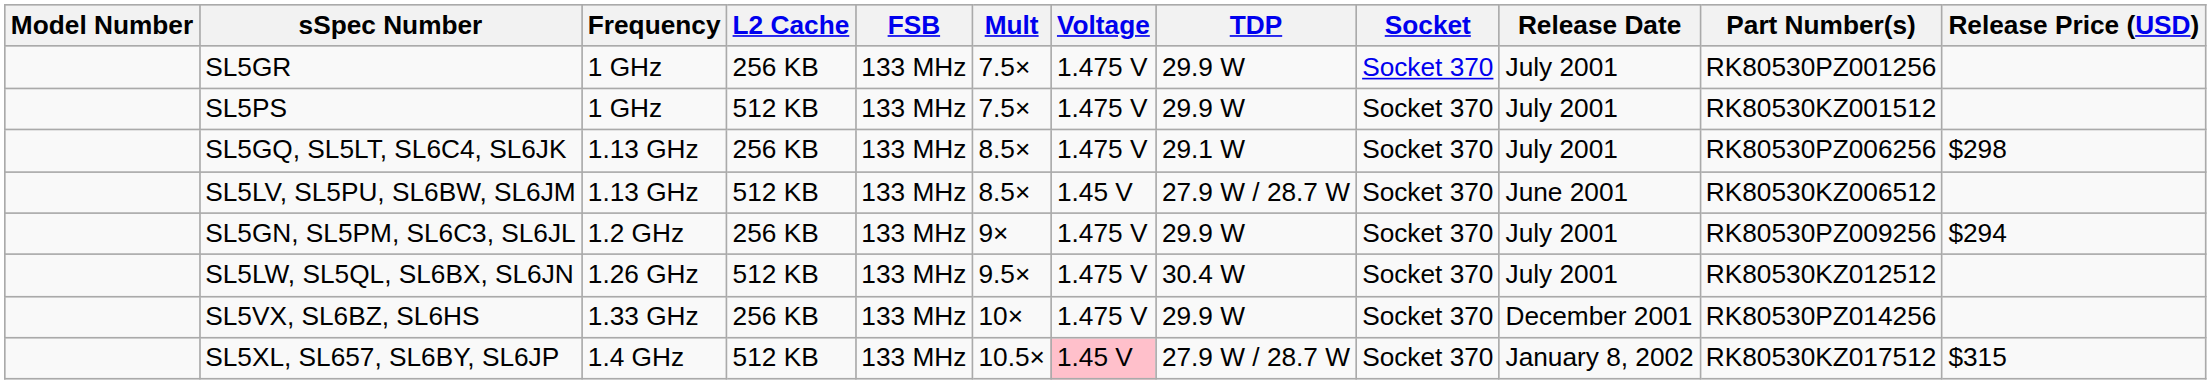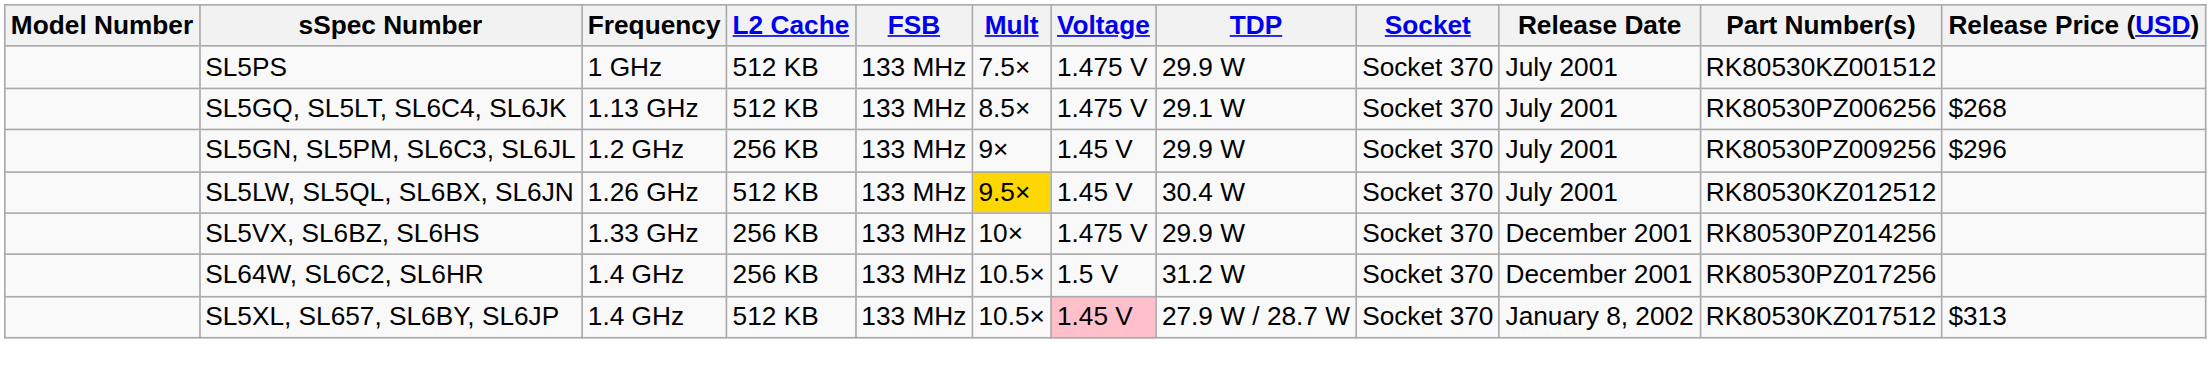- row: (248, 66)
(776, 150) 256 KB -> (776, 108) 512 KB
(1978, 150) $298 -> (1978, 108) $268
- row: (390, 191)
(1102, 233) 1.475 V -> (1095, 150) 1.45 V
(1978, 233) $294 -> (1978, 150) $296
(1004, 274) no background -> (1004, 191) gold background
(1102, 274) 1.475 V -> (1095, 191) 1.45 V
+ row: (345, 274)
(1978, 358) $315 -> (1978, 316) $313
